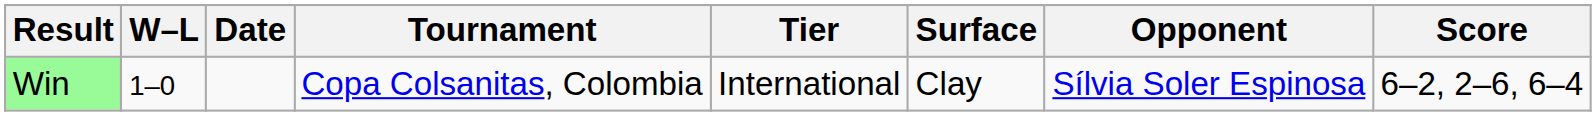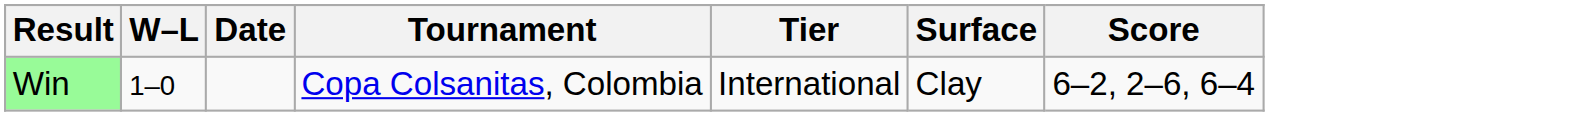- column: (1209, 30)
